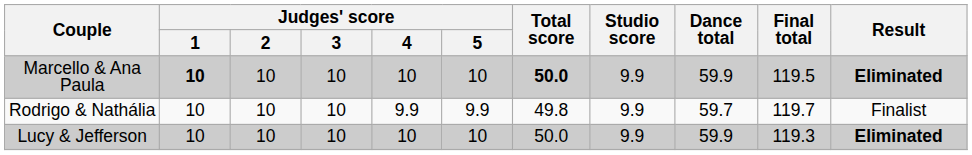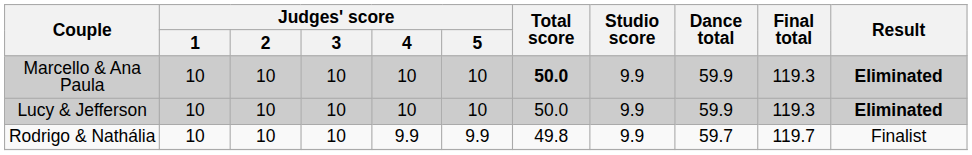(195, 76) bold -> (195, 76) normal
(794, 76) 119.5 -> (794, 76) 119.3
rows swapped: (82, 136) <-> (82, 111)
